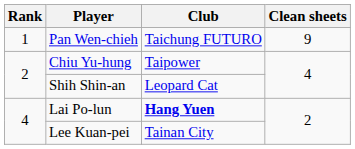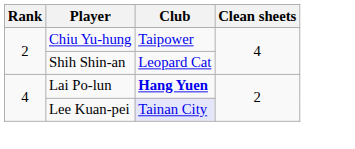- row: (93, 39)
(179, 132) no background -> (173, 109) lavender background
